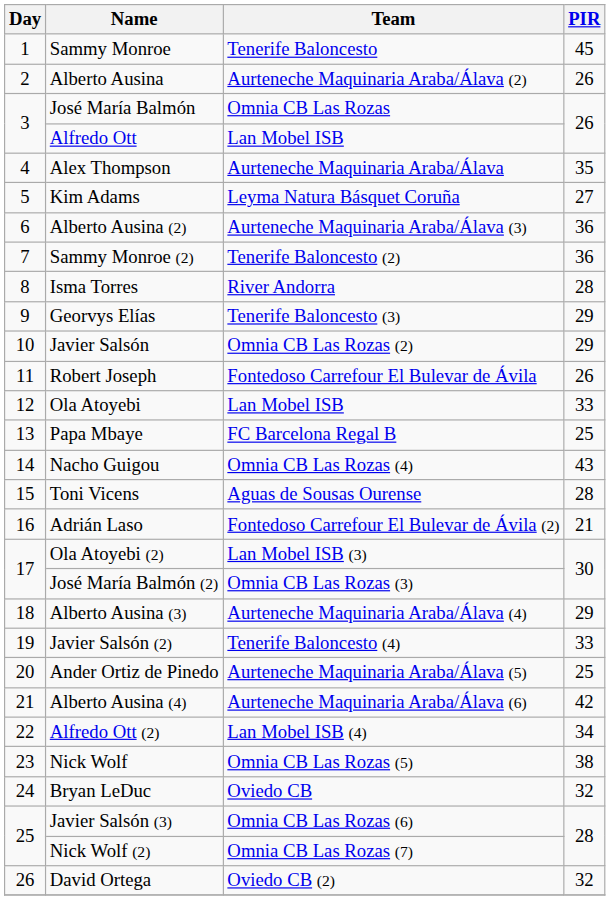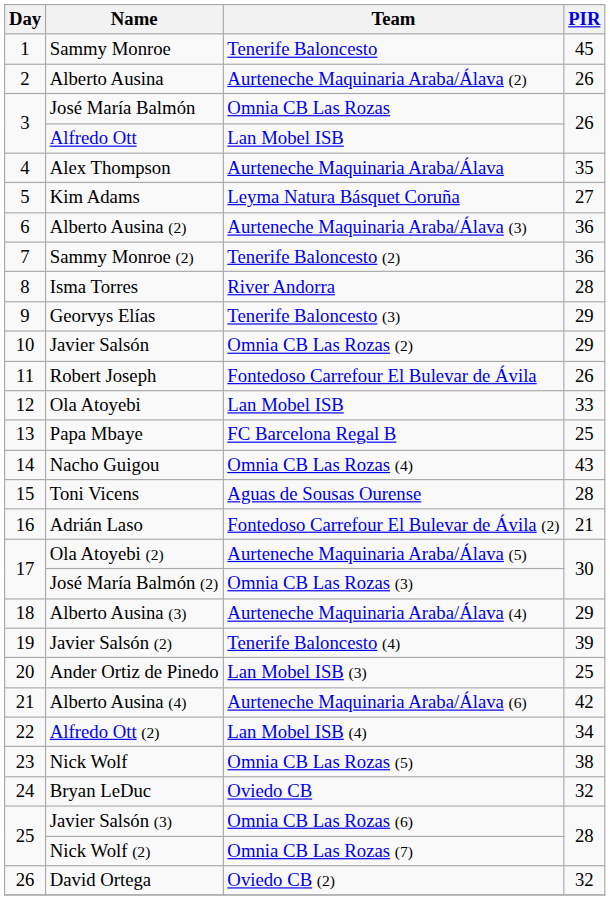(297, 553) Lan Mobel ISB (3) -> (377, 553) Aurteneche Maquinaria Araba/Álava (5)
(584, 642) 33 -> (584, 642) 39
(377, 672) Aurteneche Maquinaria Araba/Álava (5) -> (297, 672) Lan Mobel ISB (3)
